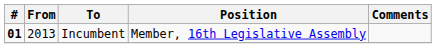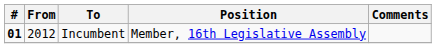(41, 33) 2013 -> (41, 33) 2012
